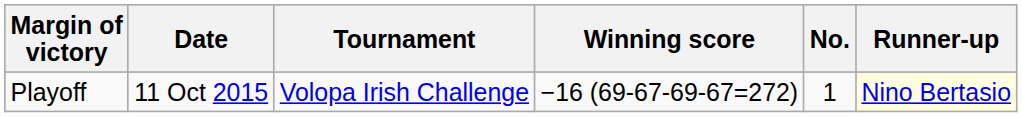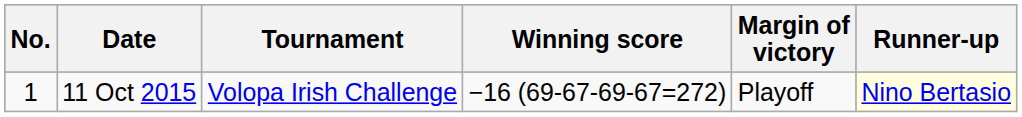columns swapped: (830, 39) <-> (67, 39)
